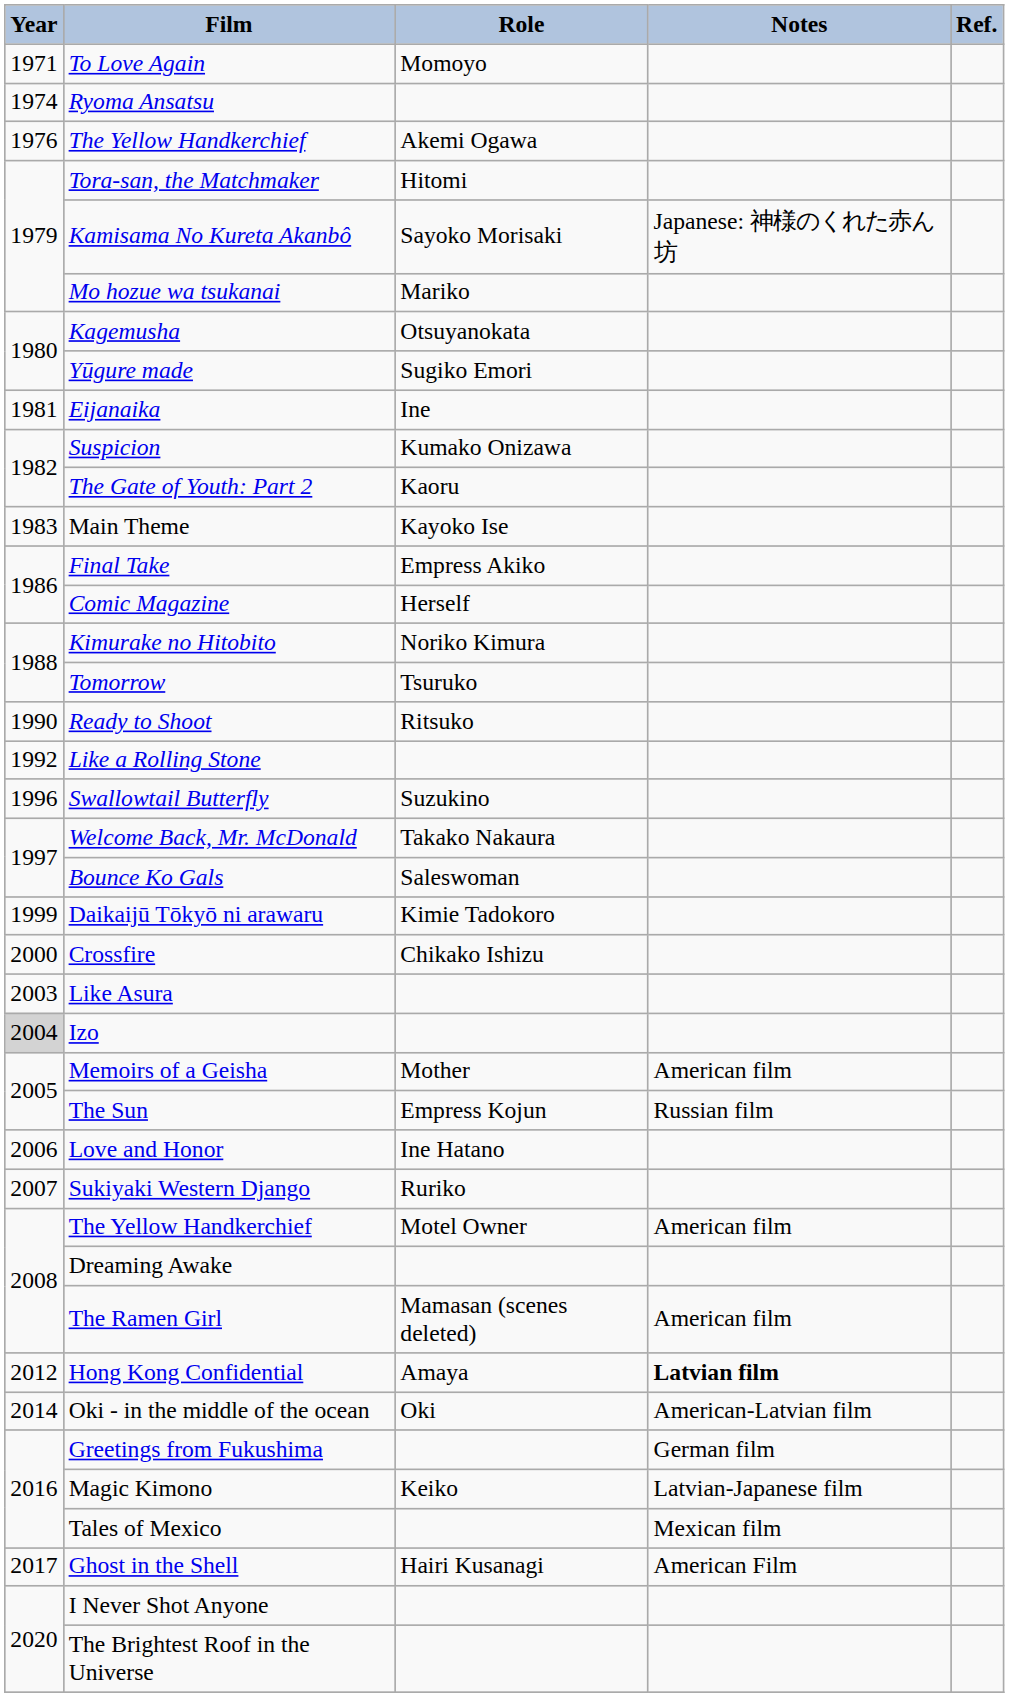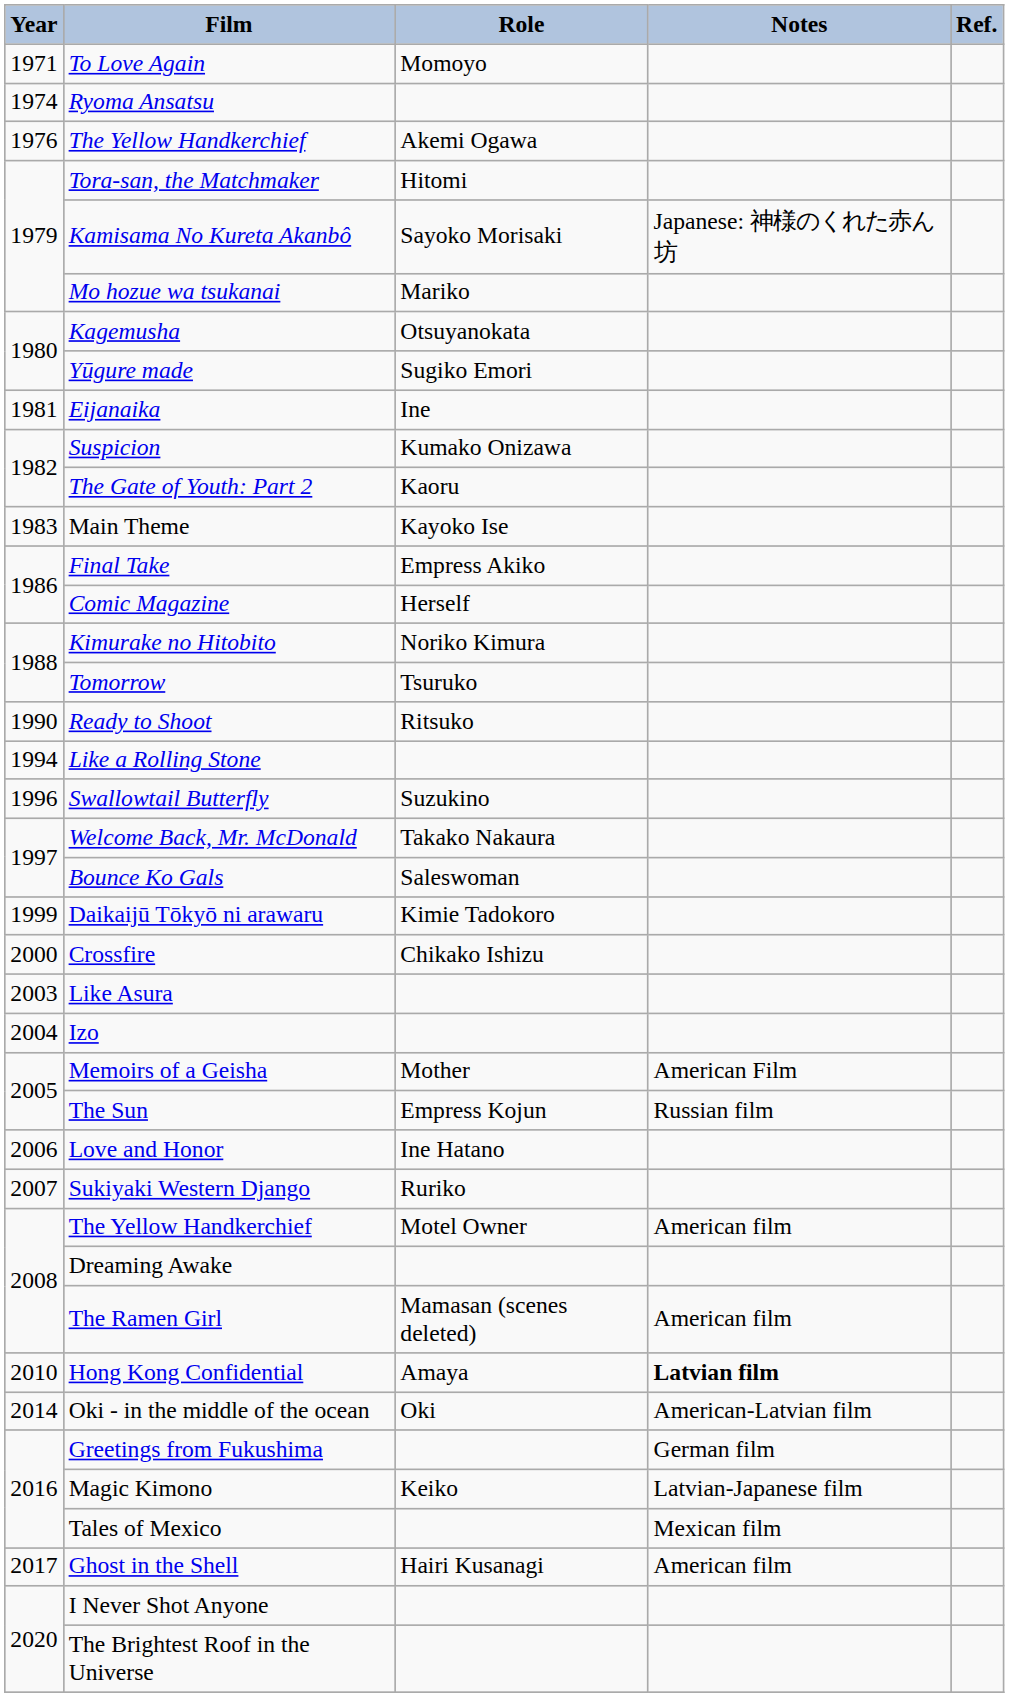(34, 759) 1992 -> (34, 759) 1994
(34, 1032) lightgrey background -> (34, 1032) no background
(723, 1071) American film -> (725, 1071) American Film
(34, 1372) 2012 -> (34, 1372) 2010
(725, 1566) American Film -> (723, 1566) American film
